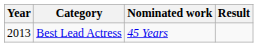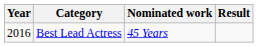(19, 32) 2013 -> (19, 32) 2016
